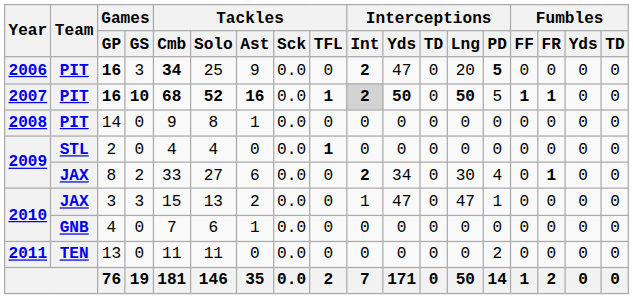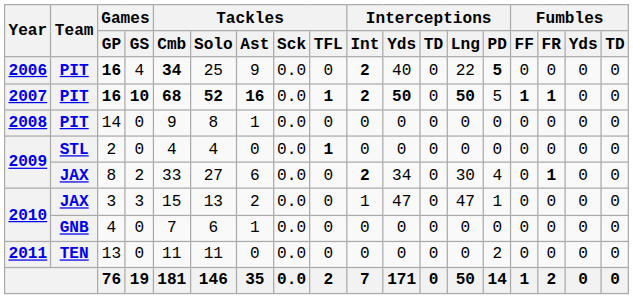(139, 70) 3 -> (139, 70) 4
(402, 70) 47 -> (402, 70) 40
(465, 70) 20 -> (465, 70) 22
(365, 97) lightgrey background -> (365, 97) no background
